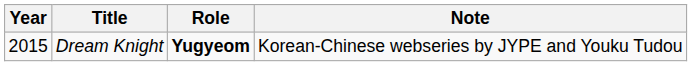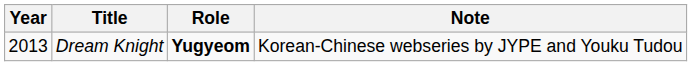(28, 46) 2015 -> (28, 46) 2013
